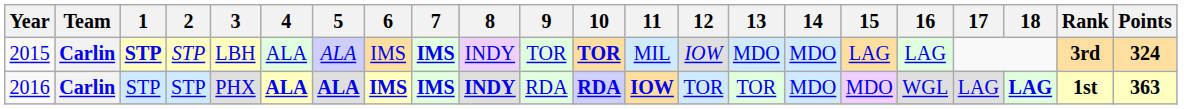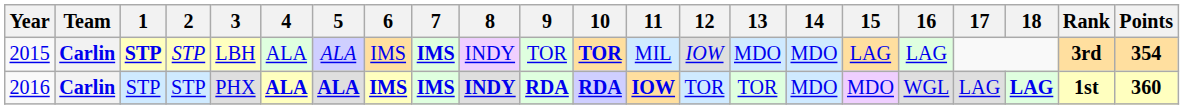(1145, 53) 324 -> (1146, 53) 354
(546, 87) normal -> (547, 87) bold
(1145, 87) 363 -> (1146, 87) 360
